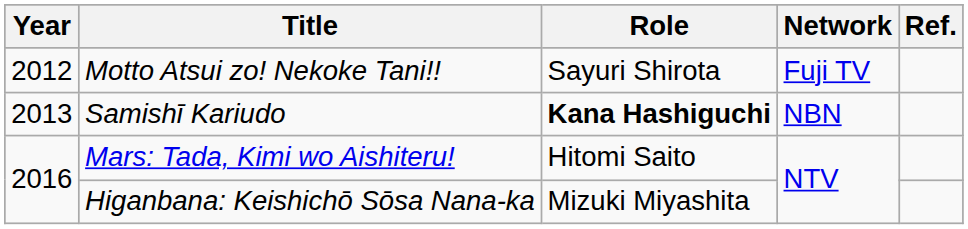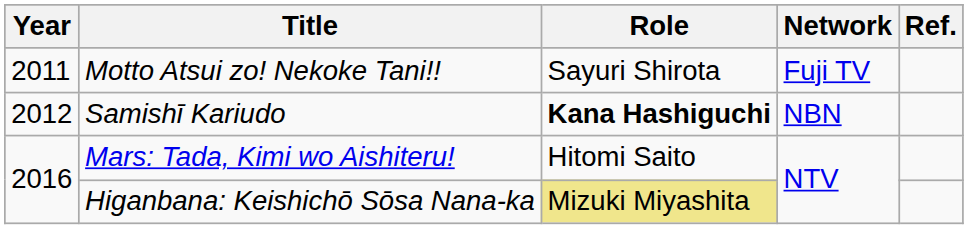(42, 69) 2012 -> (41, 69) 2011
(42, 113) 2013 -> (42, 113) 2012
(649, 200) no background -> (649, 200) khaki background
